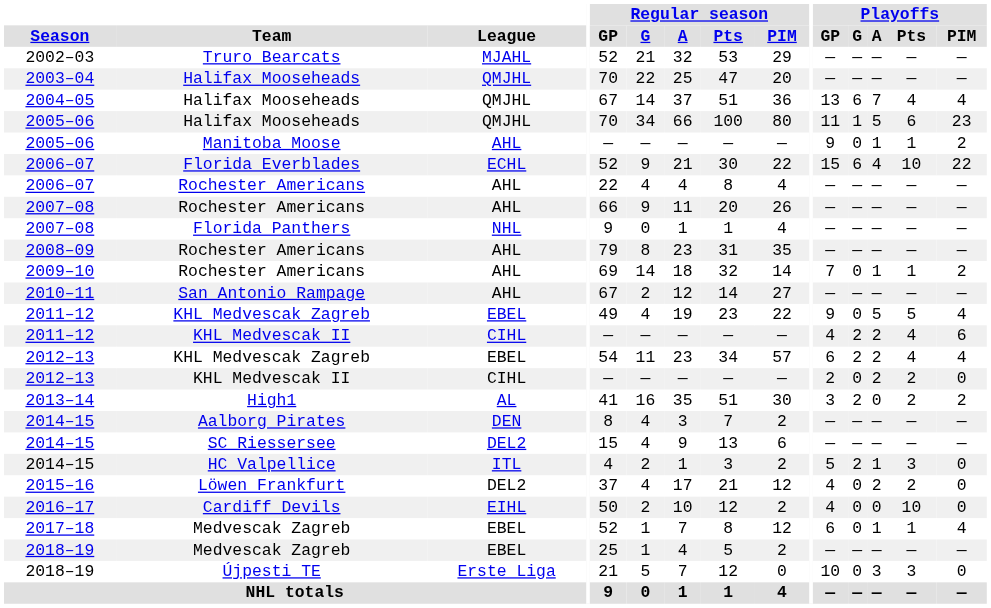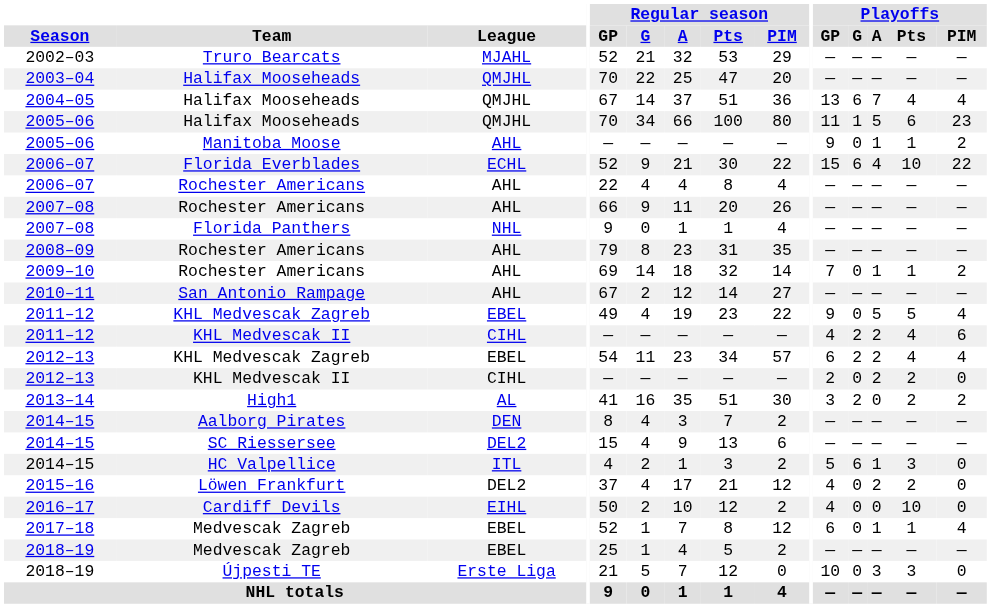(857, 465) 2 -> (857, 465) 6
